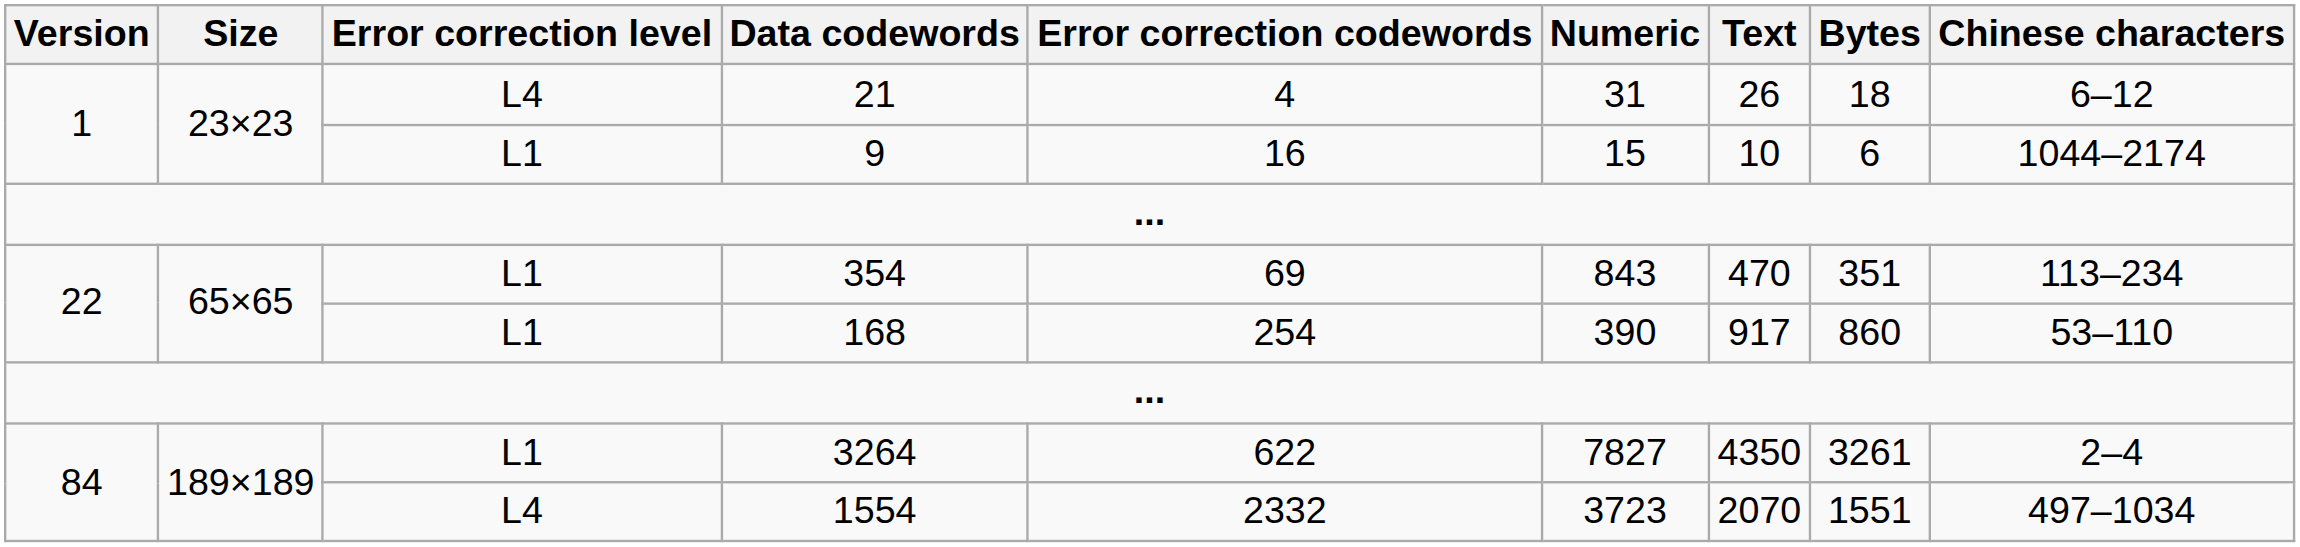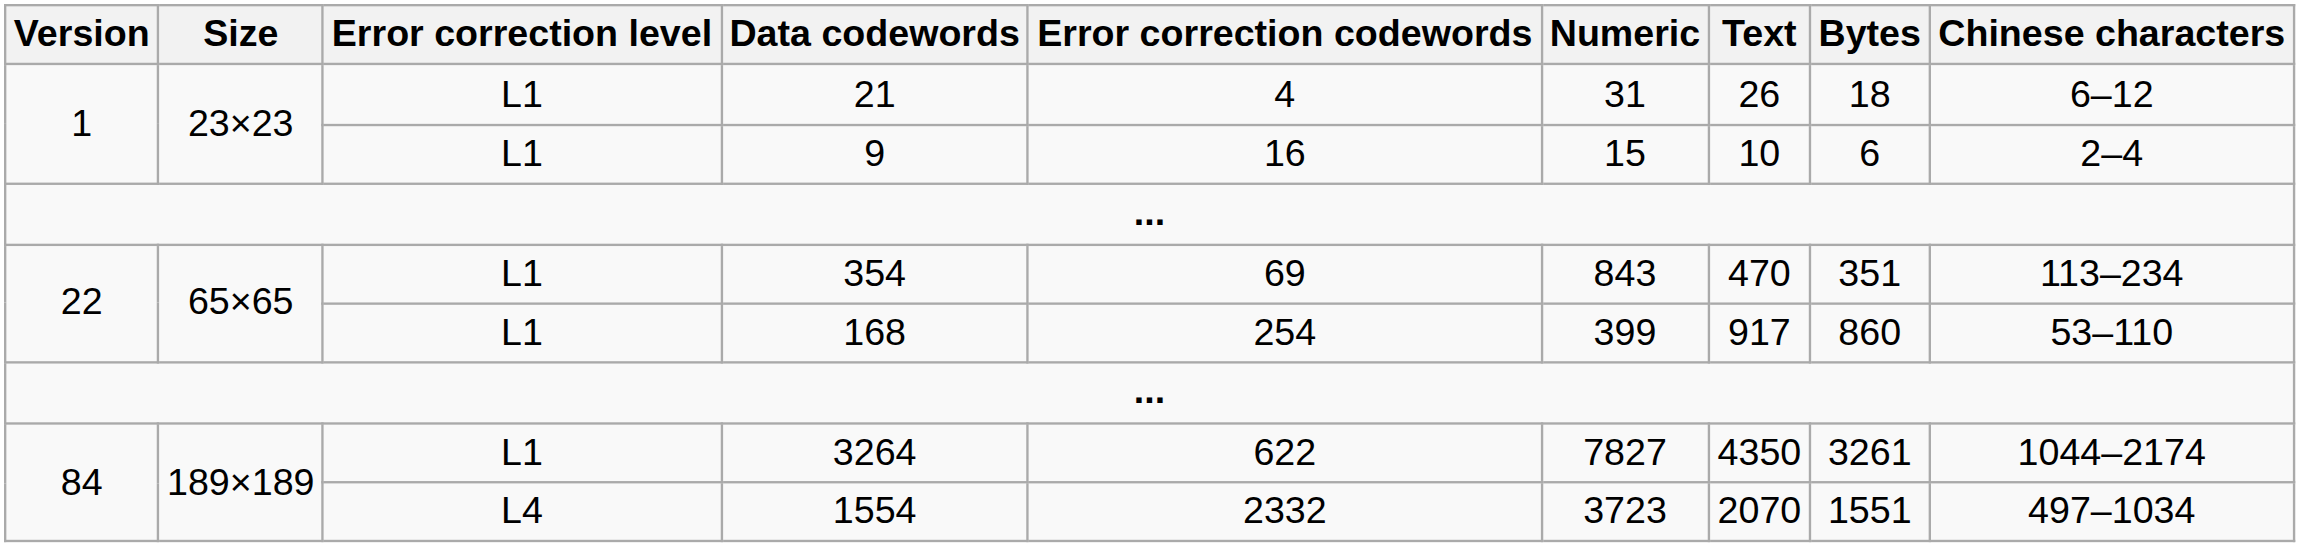(522, 93) L4 -> (522, 93) L1
(2112, 153) 1044–2174 -> (2112, 153) 2–4
(1625, 332) 390 -> (1625, 332) 399
(2112, 451) 2–4 -> (2112, 451) 1044–2174
